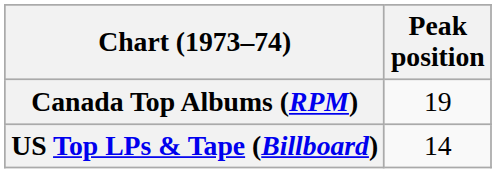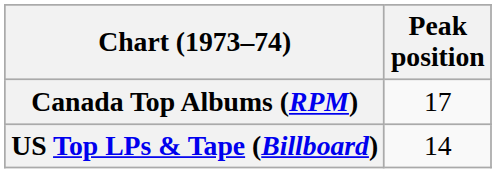(438, 101) 19 -> (438, 101) 17
